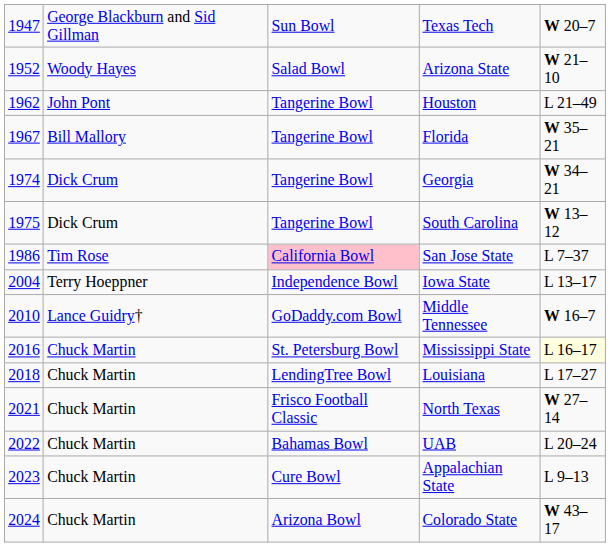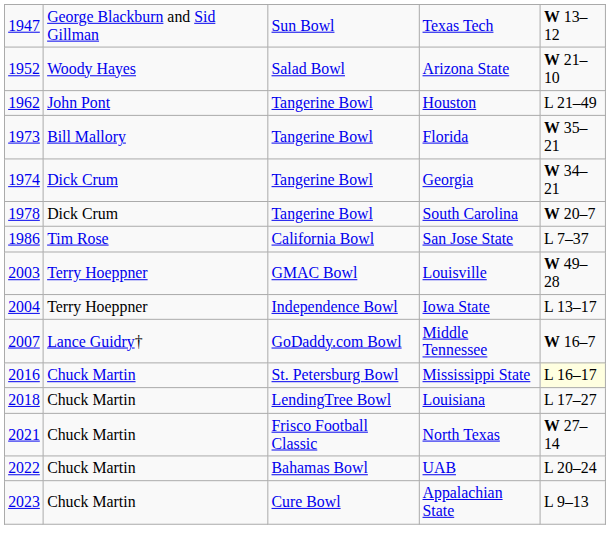(570, 25) W 20–7 -> (566, 25) W 13–12
(24, 136) 1967 -> (24, 136) 1973
(24, 222) 1975 -> (24, 213) 1978
(566, 222) W 13–12 -> (570, 213) W 20–7
(323, 256) pink background -> (323, 239) no background
+ row: (455, 273)
(24, 316) 2010 -> (24, 341) 2007
- row: (470, 520)
